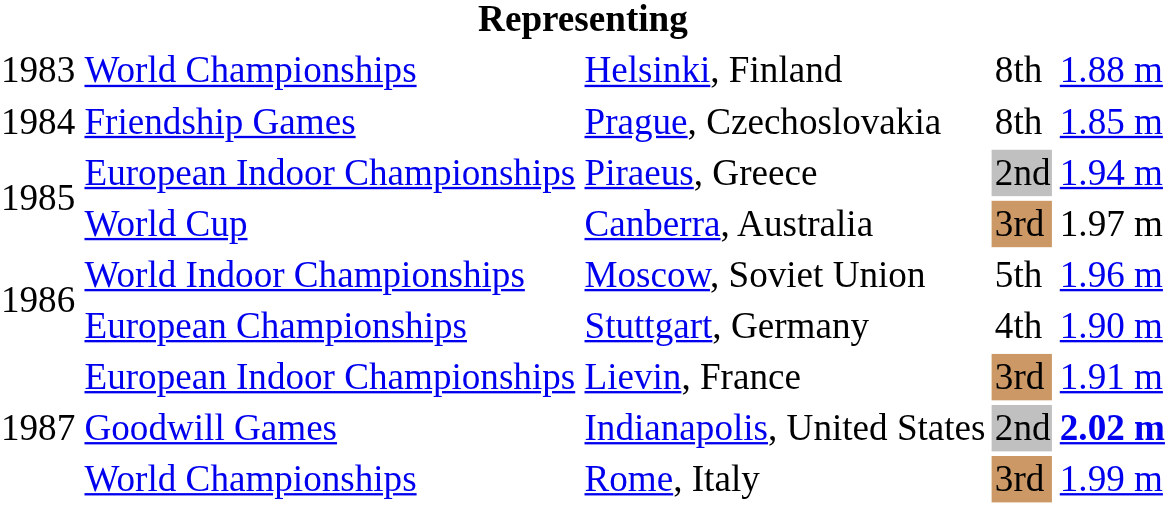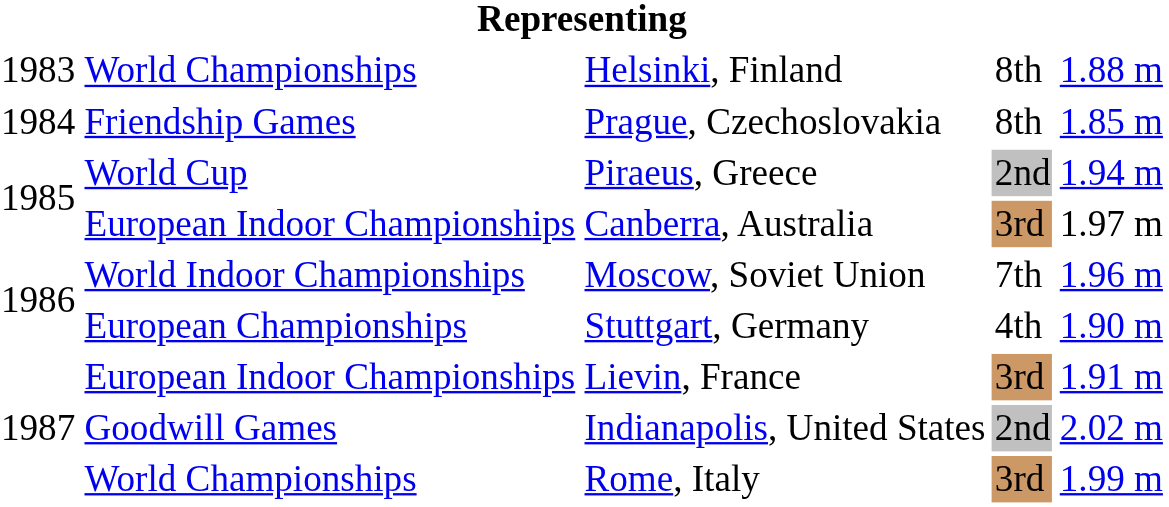(330, 172) European Indoor Championships -> (166, 172) World Cup
(166, 223) World Cup -> (330, 223) European Indoor Championships
(1019, 274) 5th -> (1019, 274) 7th
(1112, 427) bold -> (1111, 427) normal
